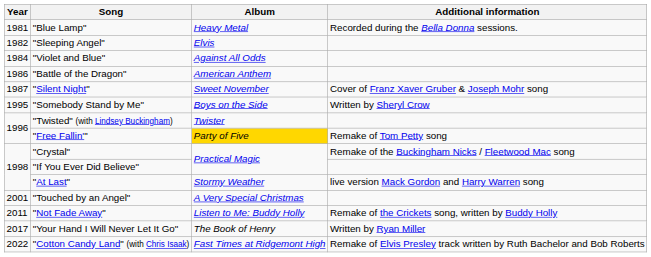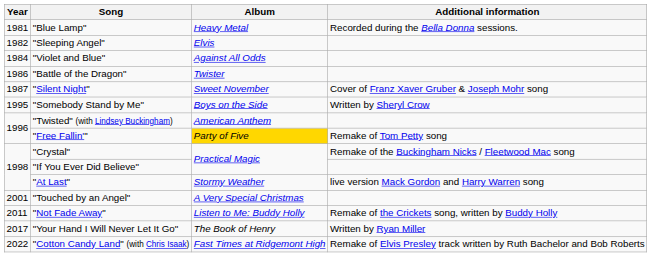(232, 74) American Anthem -> (209, 74) Twister
(209, 120) Twister -> (232, 120) American Anthem
